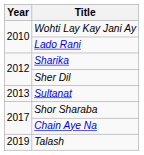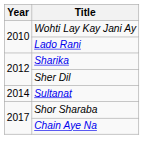(18, 93) 2013 -> (18, 93) 2014
- row: (49, 142)
